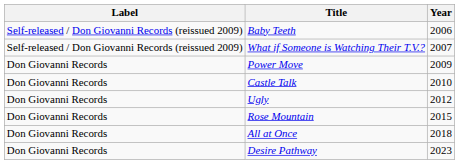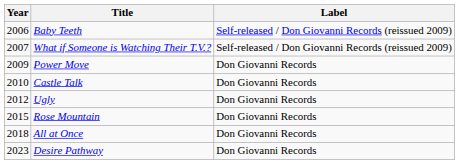columns swapped: (441, 13) <-> (125, 13)
